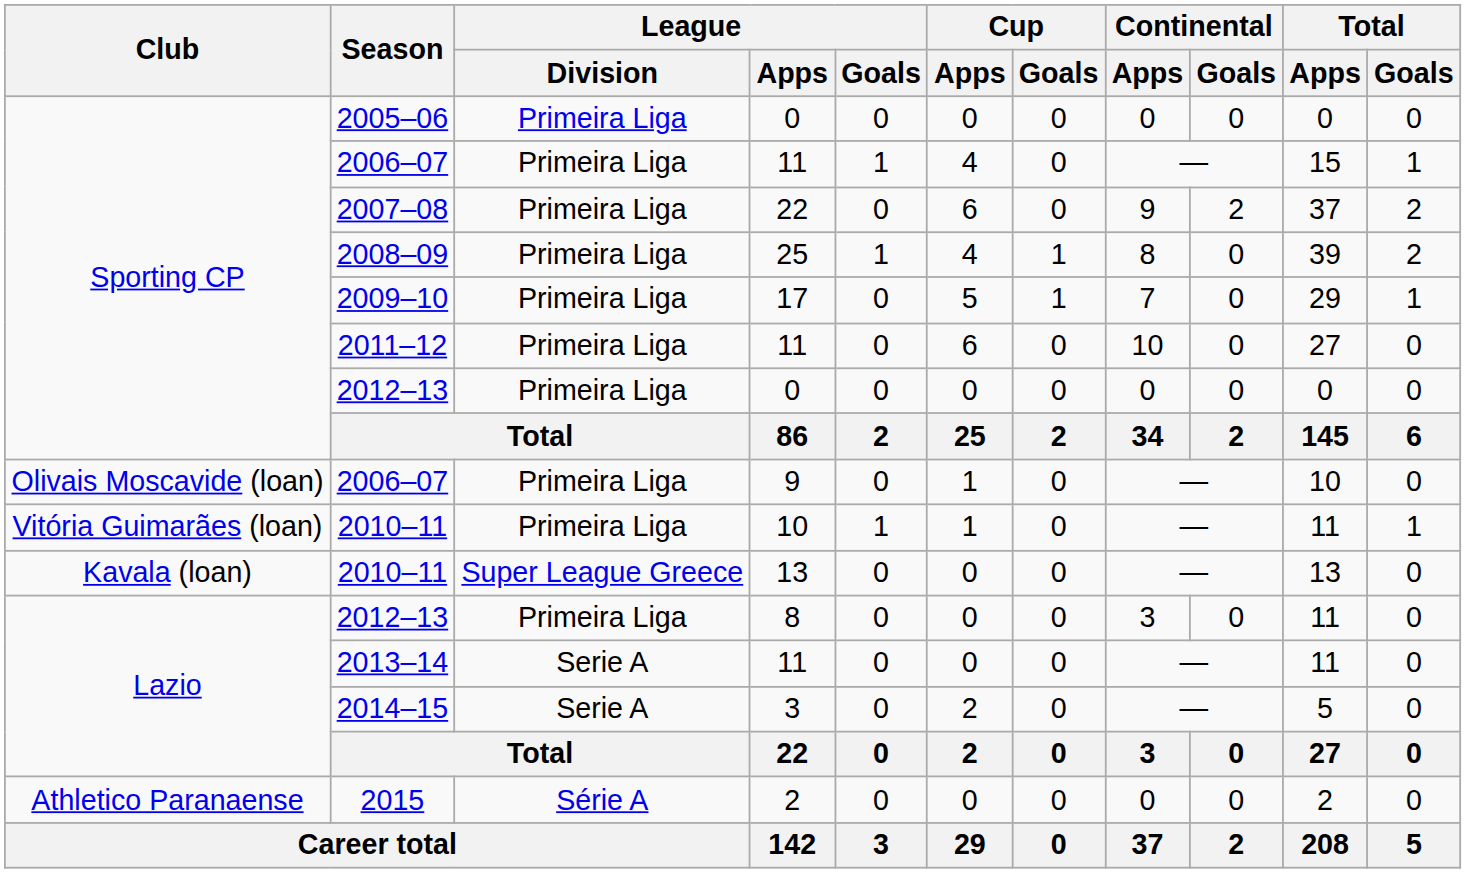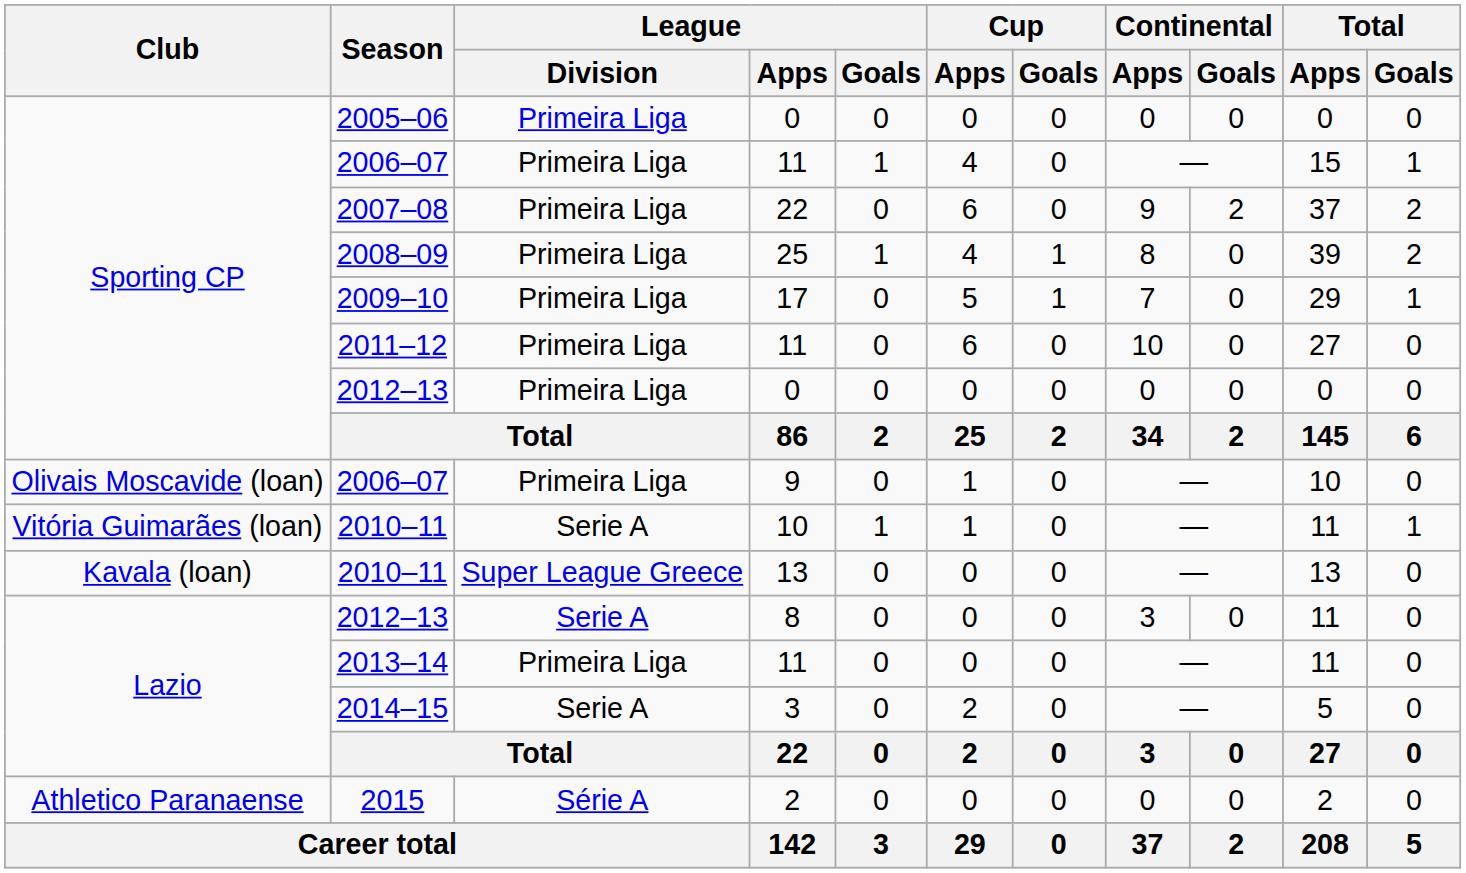(602, 526) Primeira Liga -> (602, 526) Serie A
(602, 617) Primeira Liga -> (602, 617) Serie A
(602, 663) Serie A -> (602, 663) Primeira Liga
